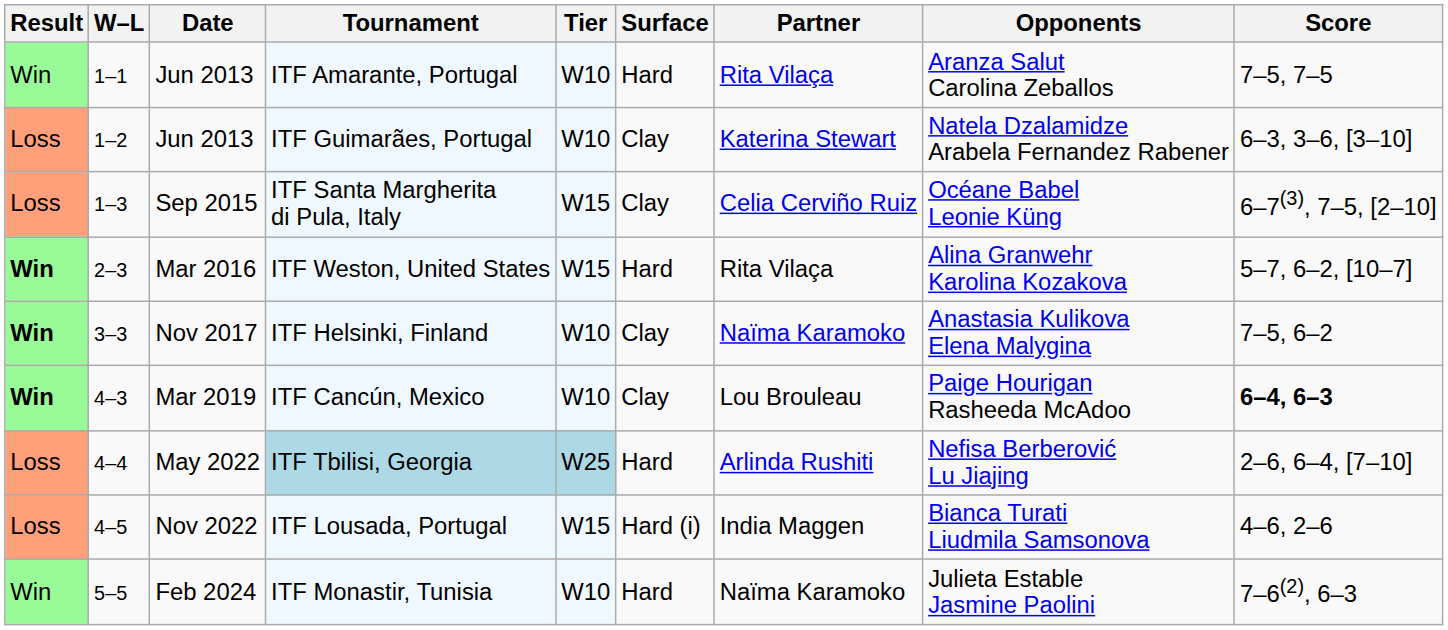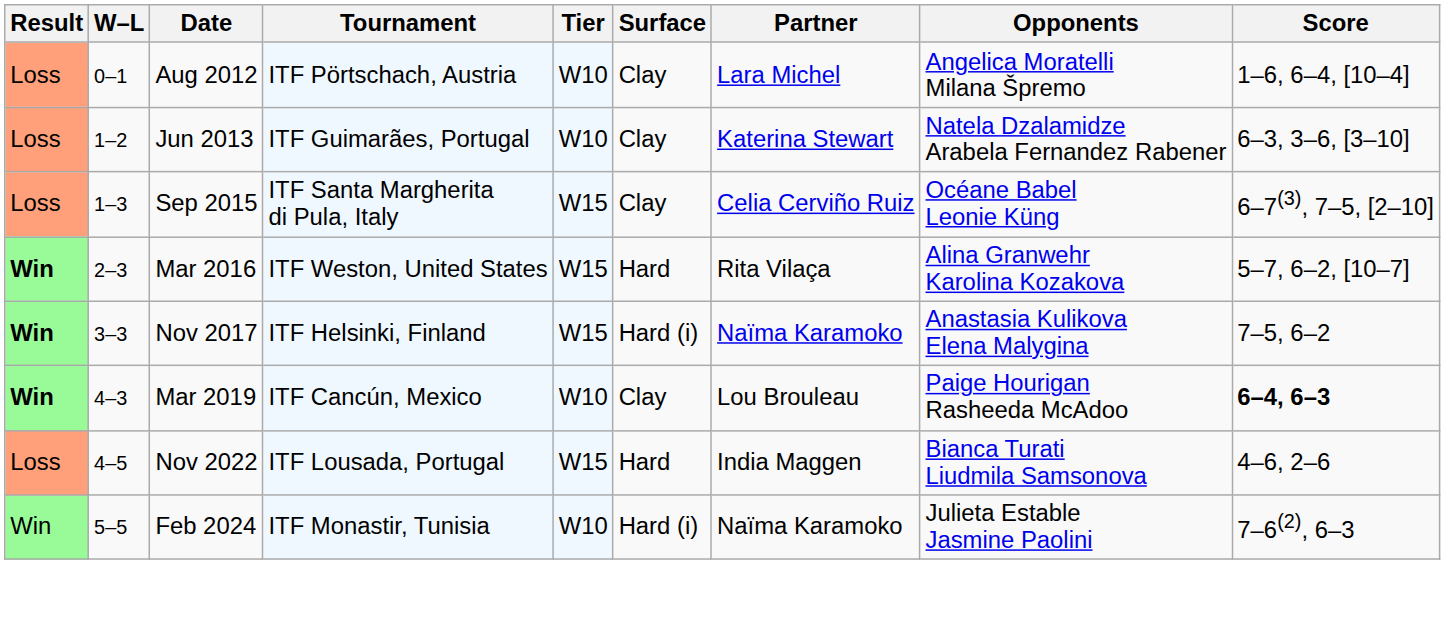+ row: (392, 74)
- row: (394, 74)
(586, 333) W10 -> (583, 333) W15
(645, 333) Clay -> (658, 333) Hard (i)
- row: (372, 462)
(661, 527) Hard (i) -> (644, 462) Hard
(647, 591) Hard -> (658, 527) Hard (i)
